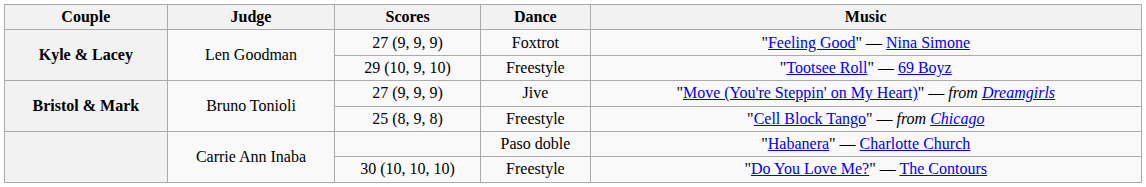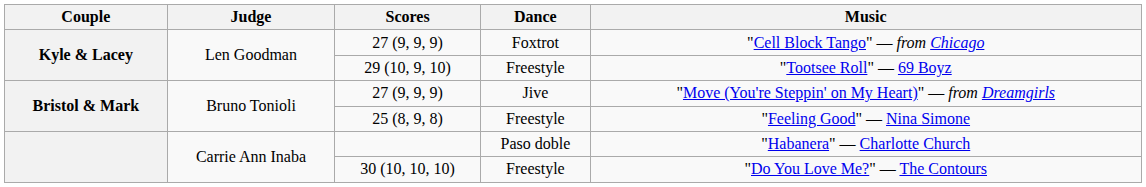(866, 42) "Feeling Good" — Nina Simone -> (866, 42) "Cell Block Tango" — from Chicago
(866, 118) "Cell Block Tango" — from Chicago -> (866, 118) "Feeling Good" — Nina Simone
